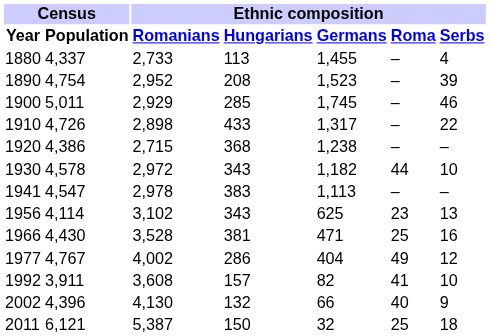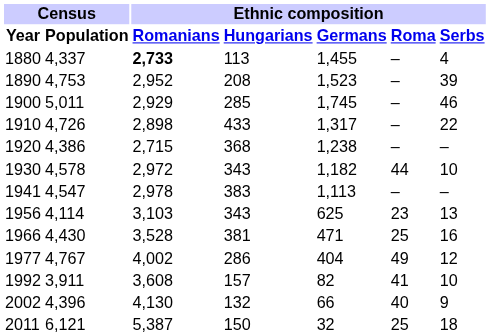(153, 58) normal -> (153, 58) bold
(65, 80) 4,754 -> (65, 80) 4,753
(153, 214) 3,102 -> (153, 214) 3,103
